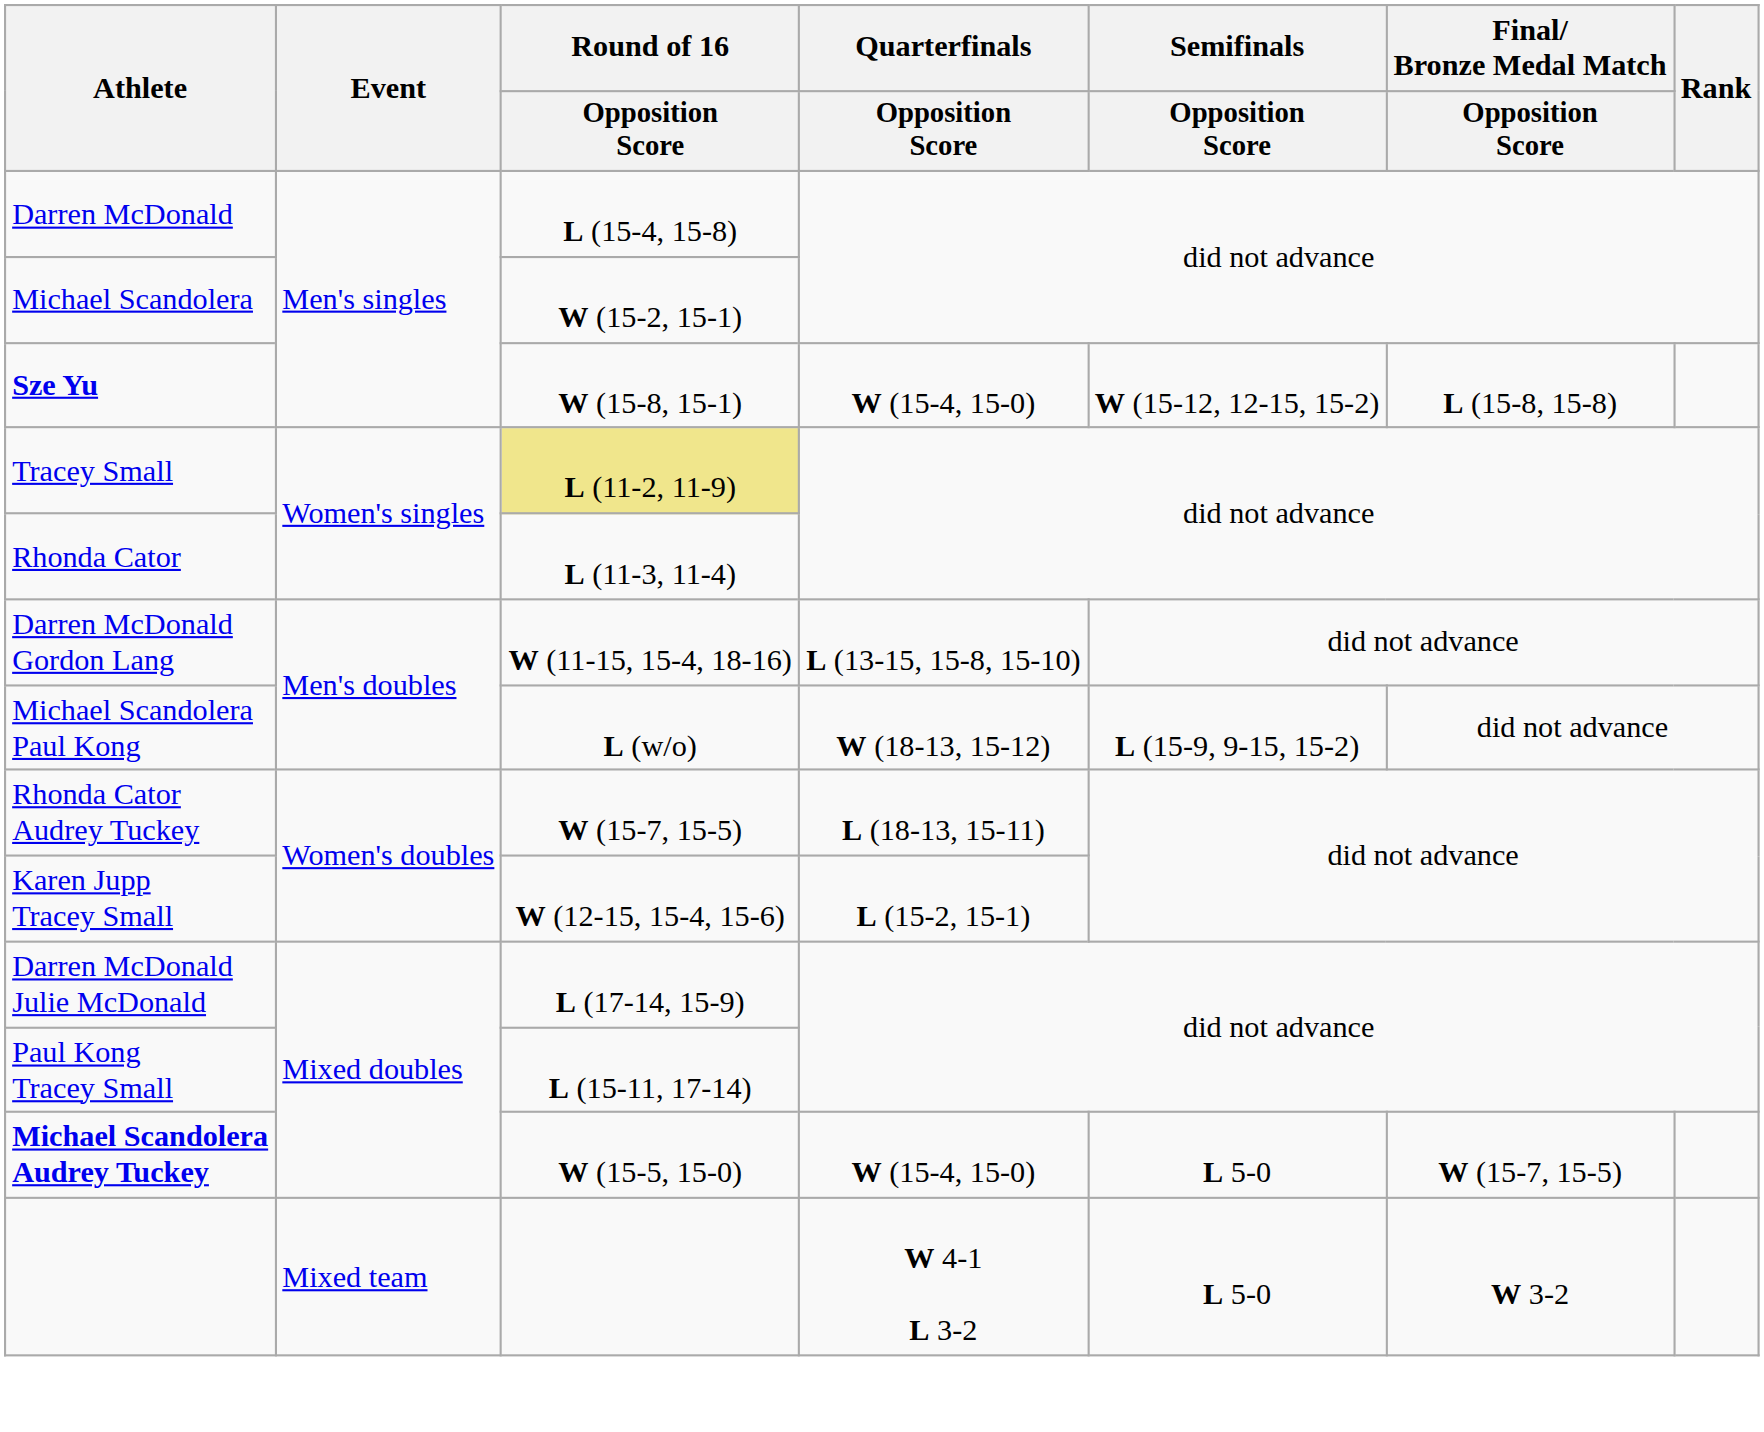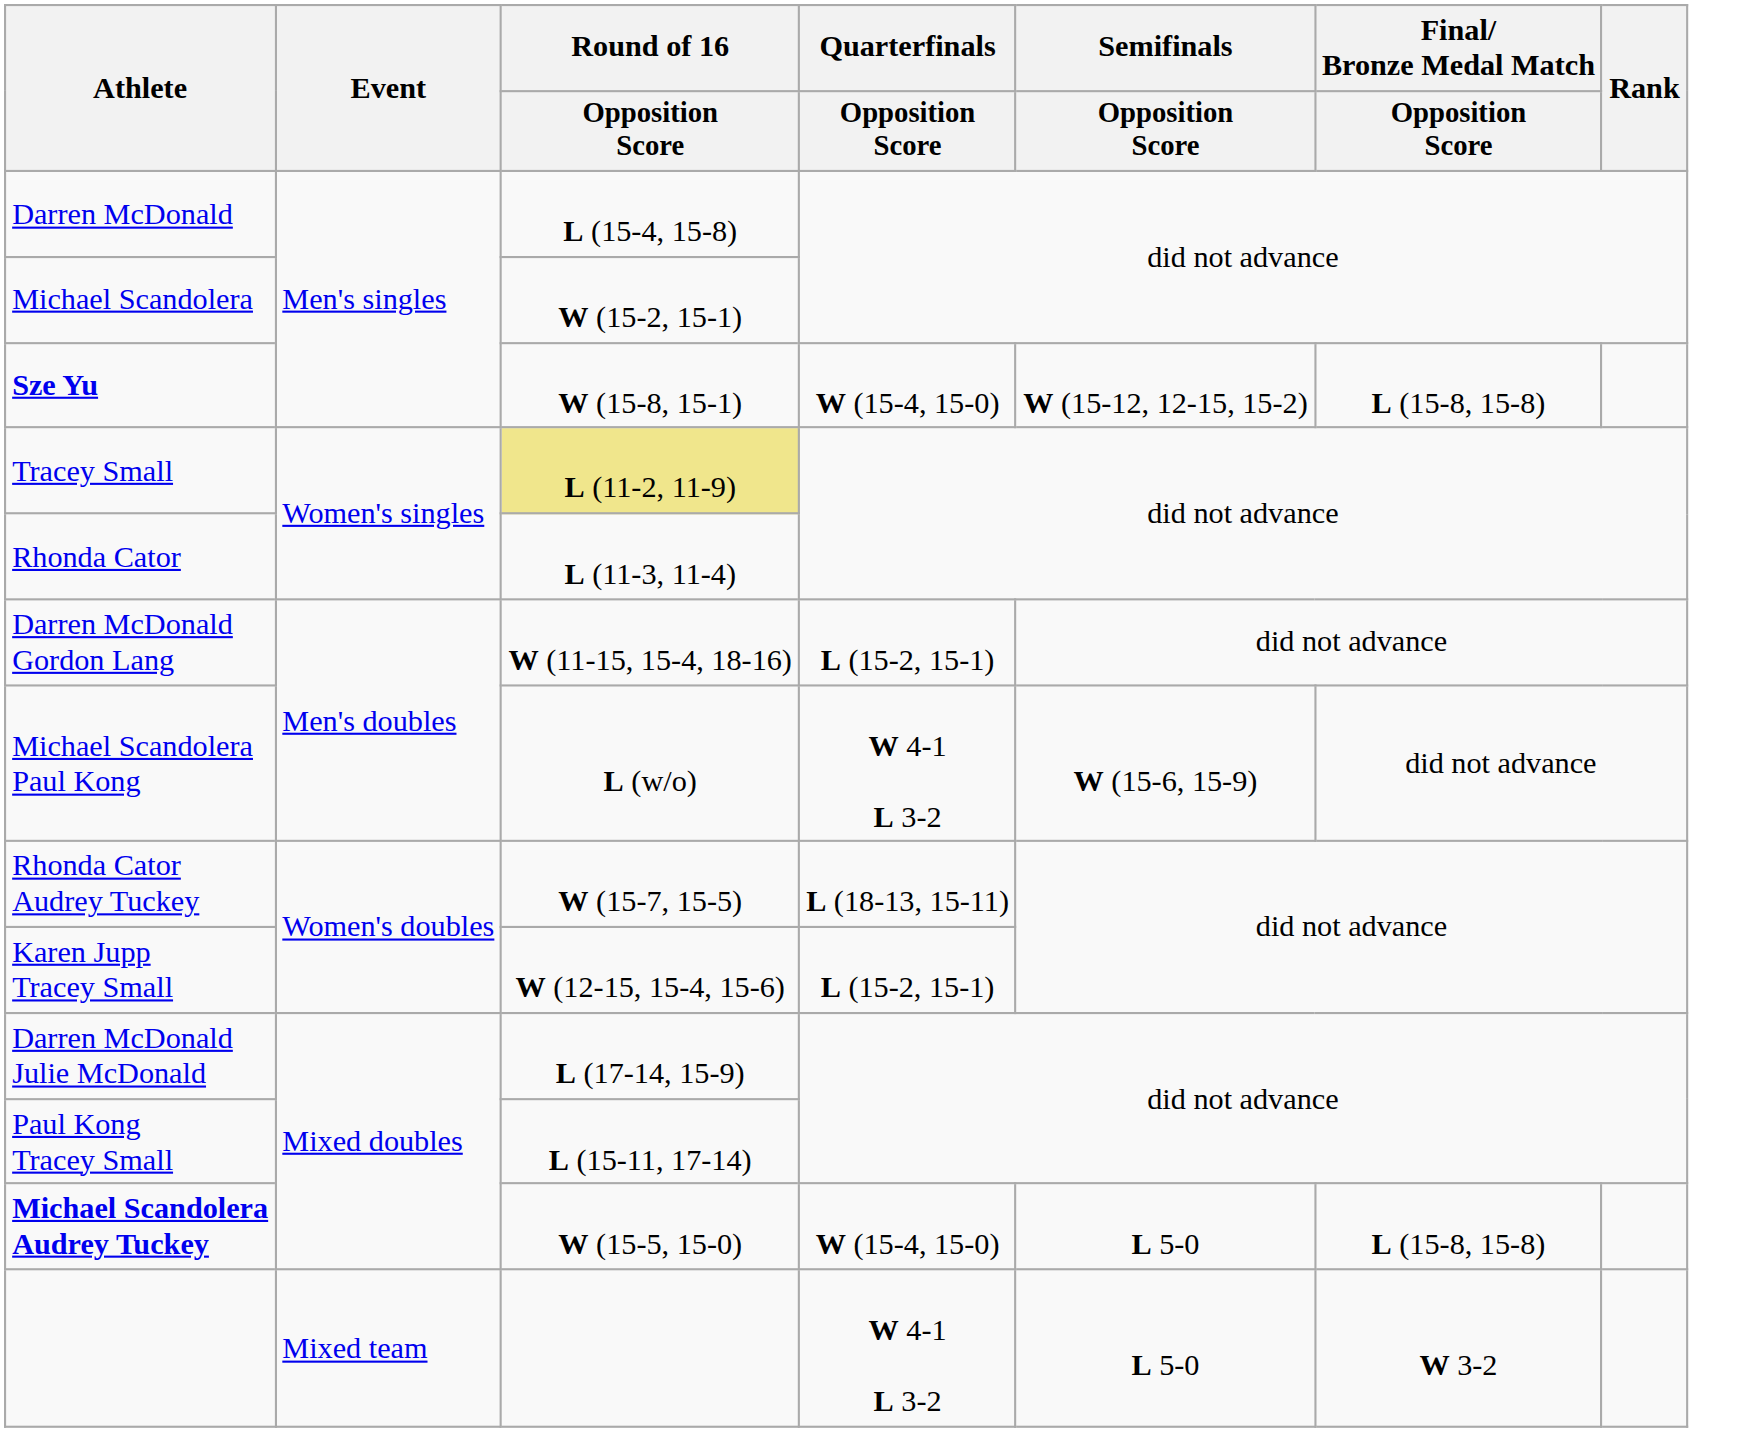(943, 659) L (13-15, 15-8, 15-10) -> (908, 659) L (15-2, 15-1)
(943, 745) W (18-13, 15-12) -> (908, 781) W 4-1 L 3-2
(1237, 745) L (15-9, 9-15, 15-2) -> (1165, 781) W (15-6, 15-9)
(1530, 1173) W (15-7, 15-5) -> (1458, 1244) L (15-8, 15-8)
